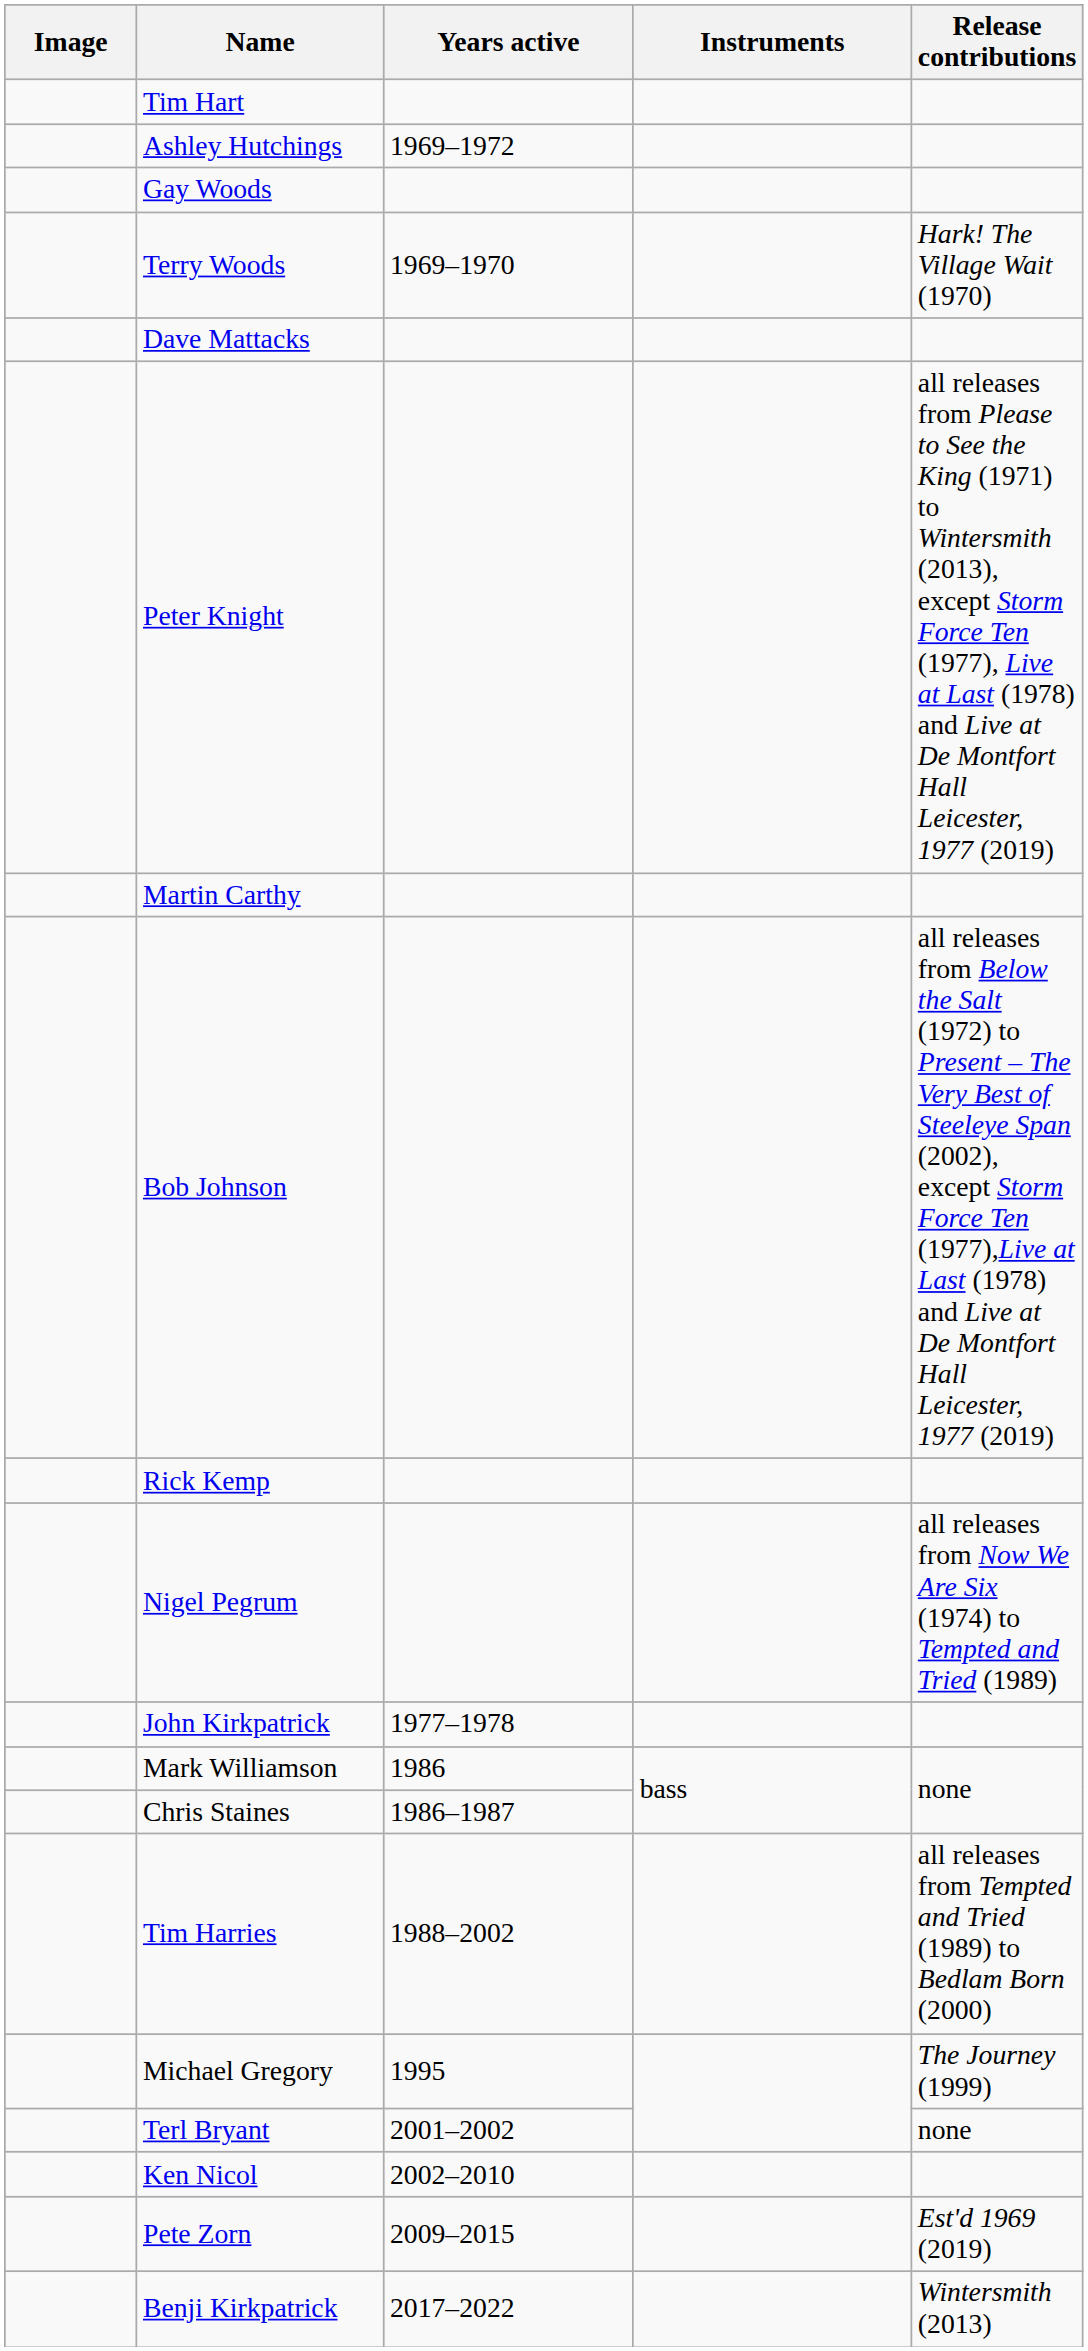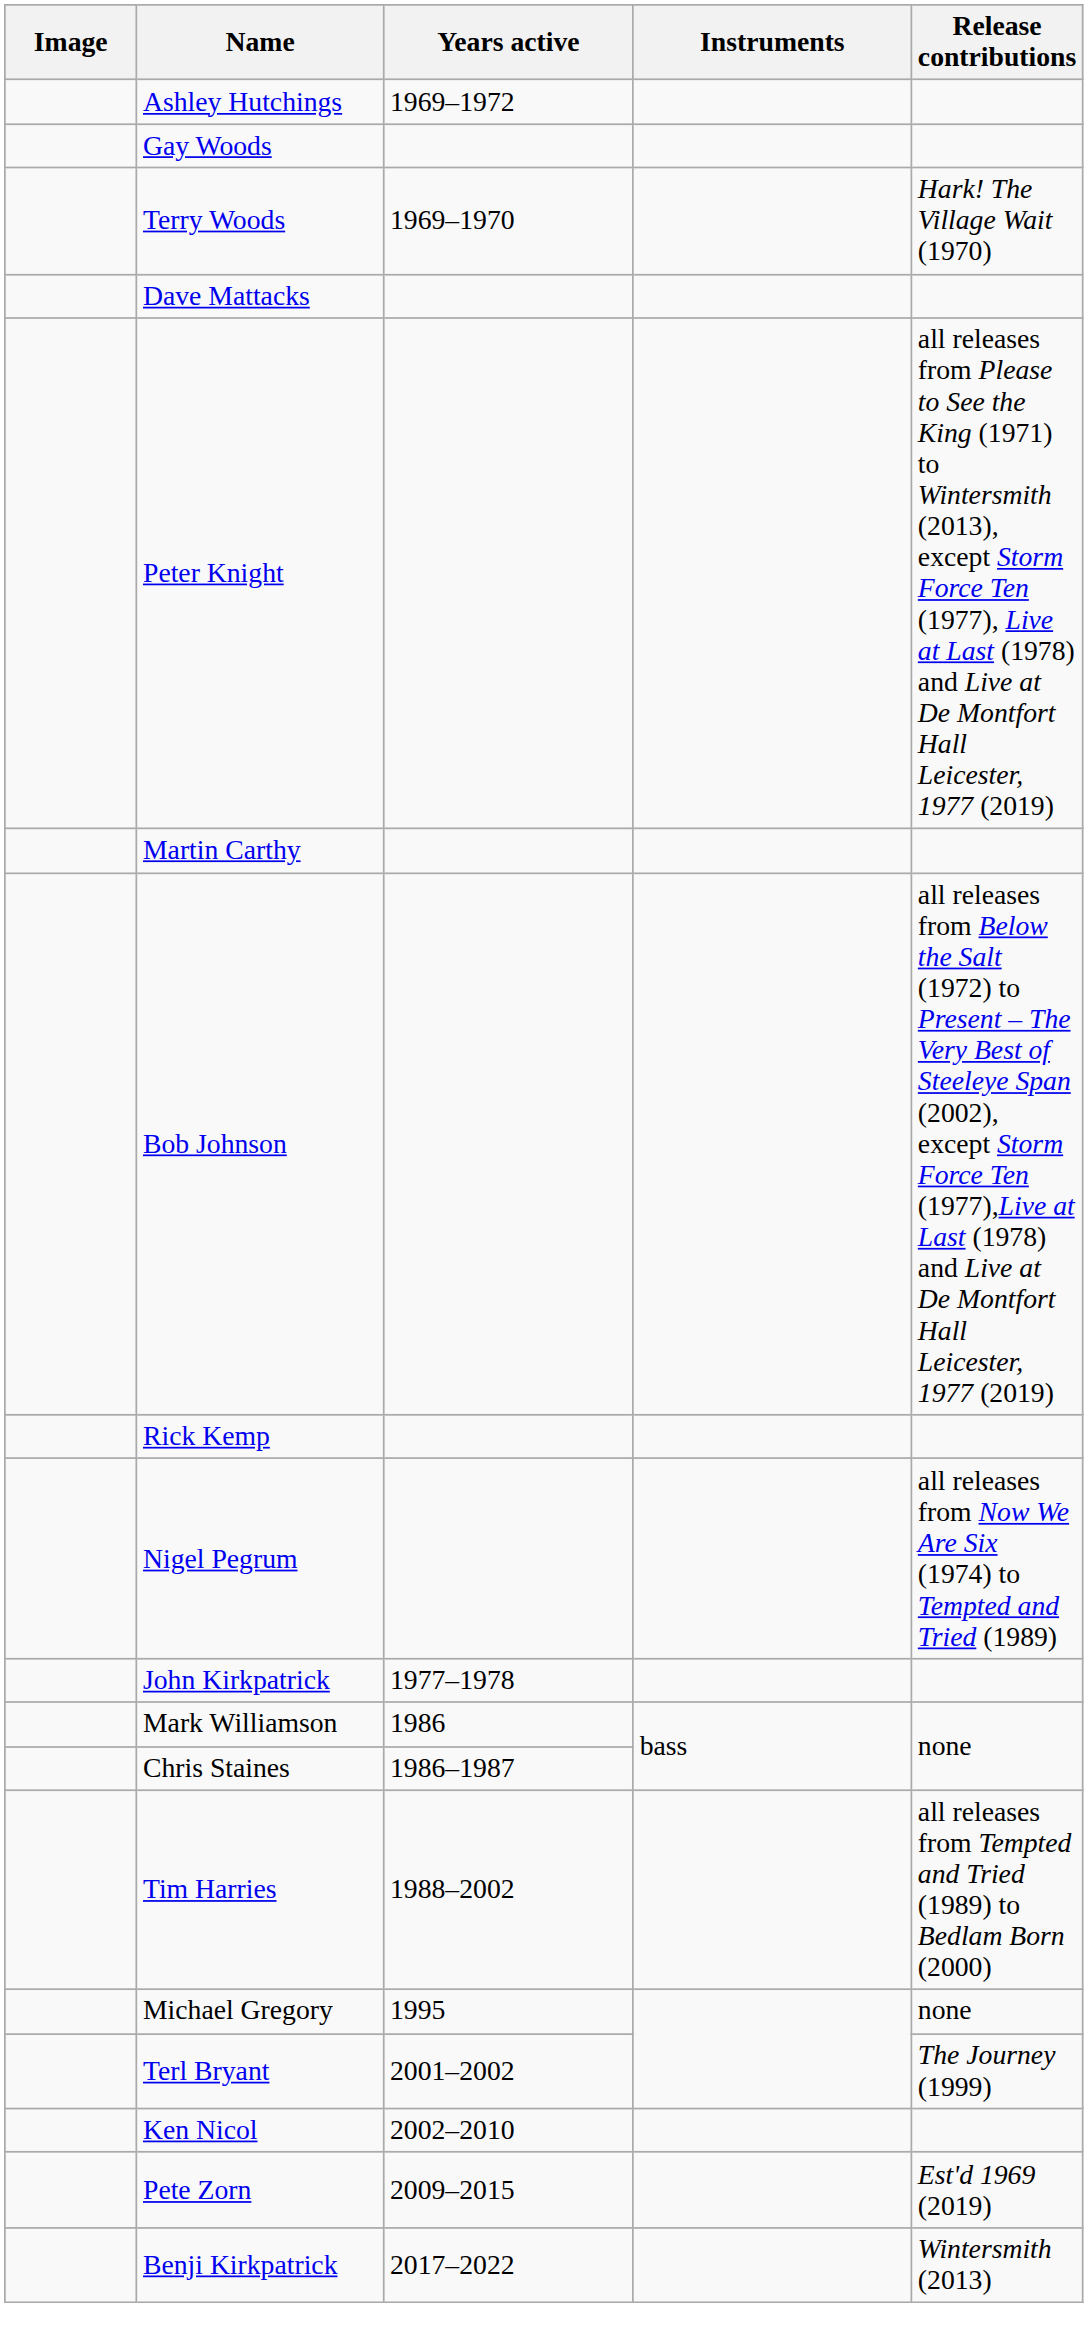- row: (194, 101)
(987, 2070) The Journey (1999) -> (945, 2011) none
(945, 2130) none -> (987, 2070) The Journey (1999)
